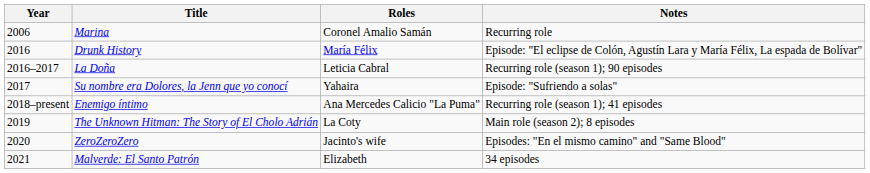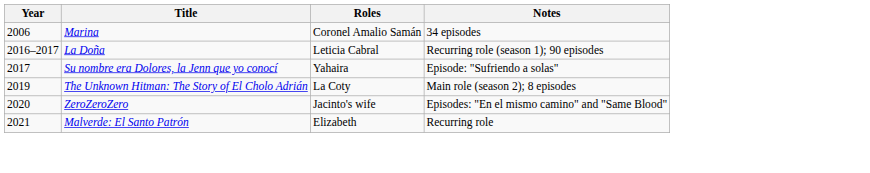(519, 31) Recurring role -> (454, 31) 34 episodes
- row: (108, 50)
- row: (111, 104)
(512, 159) 34 episodes -> (460, 123) Recurring role
